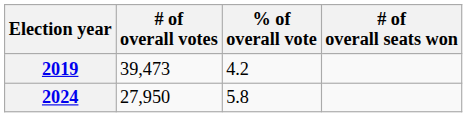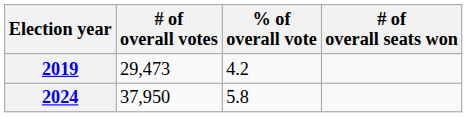(145, 68) 39,473 -> (145, 68) 29,473
(145, 97) 27,950 -> (145, 97) 37,950
